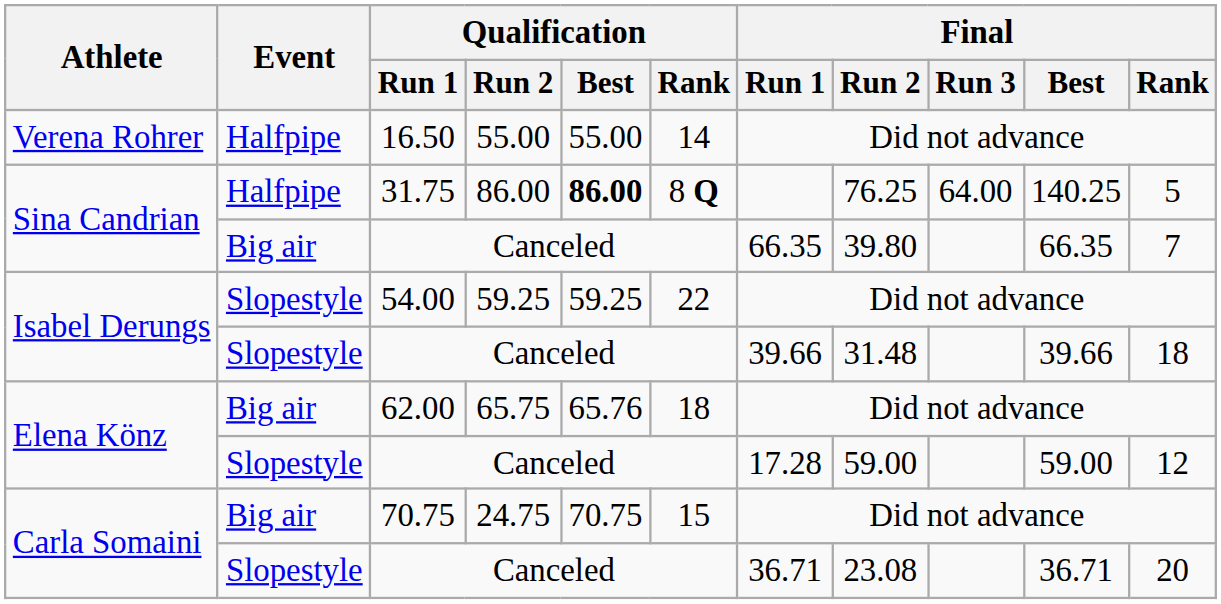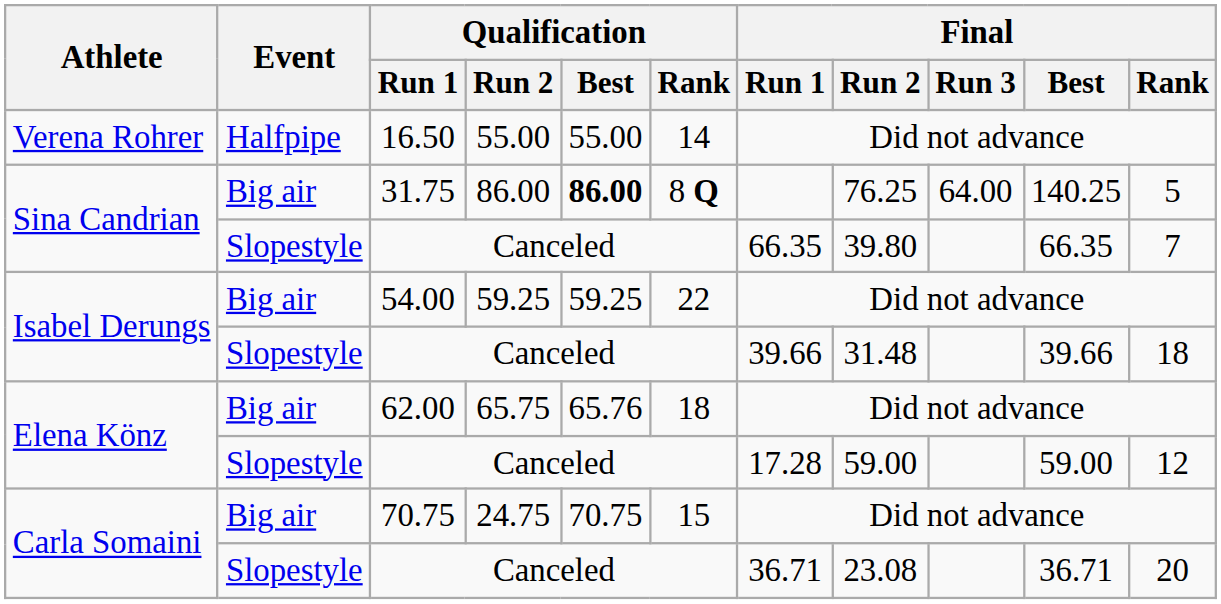(283, 191) Halfpipe -> (271, 191) Big air
(271, 245) Big air -> (294, 245) Slopestyle
(294, 299) Slopestyle -> (271, 299) Big air
